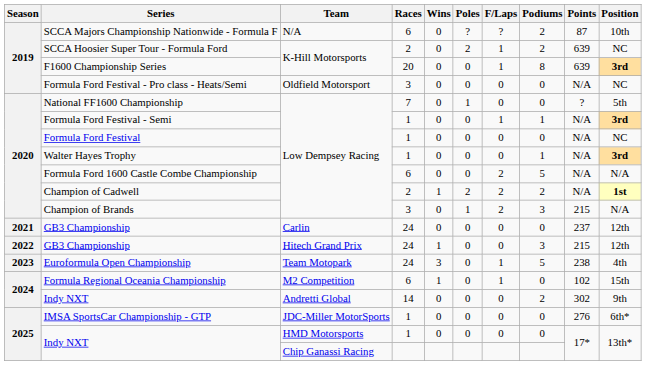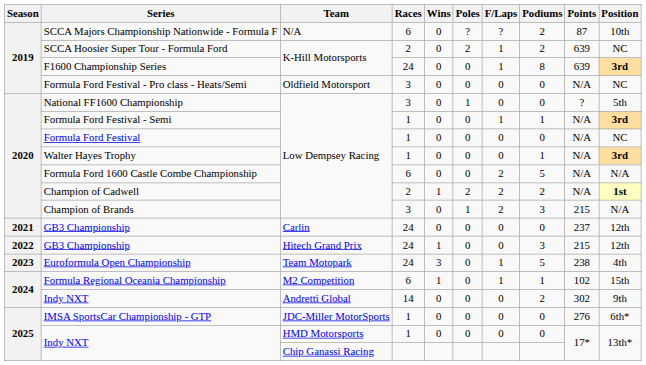(408, 67) 20 -> (408, 67) 24
(408, 102) 7 -> (408, 102) 3
(542, 280) 0 -> (542, 280) 1
